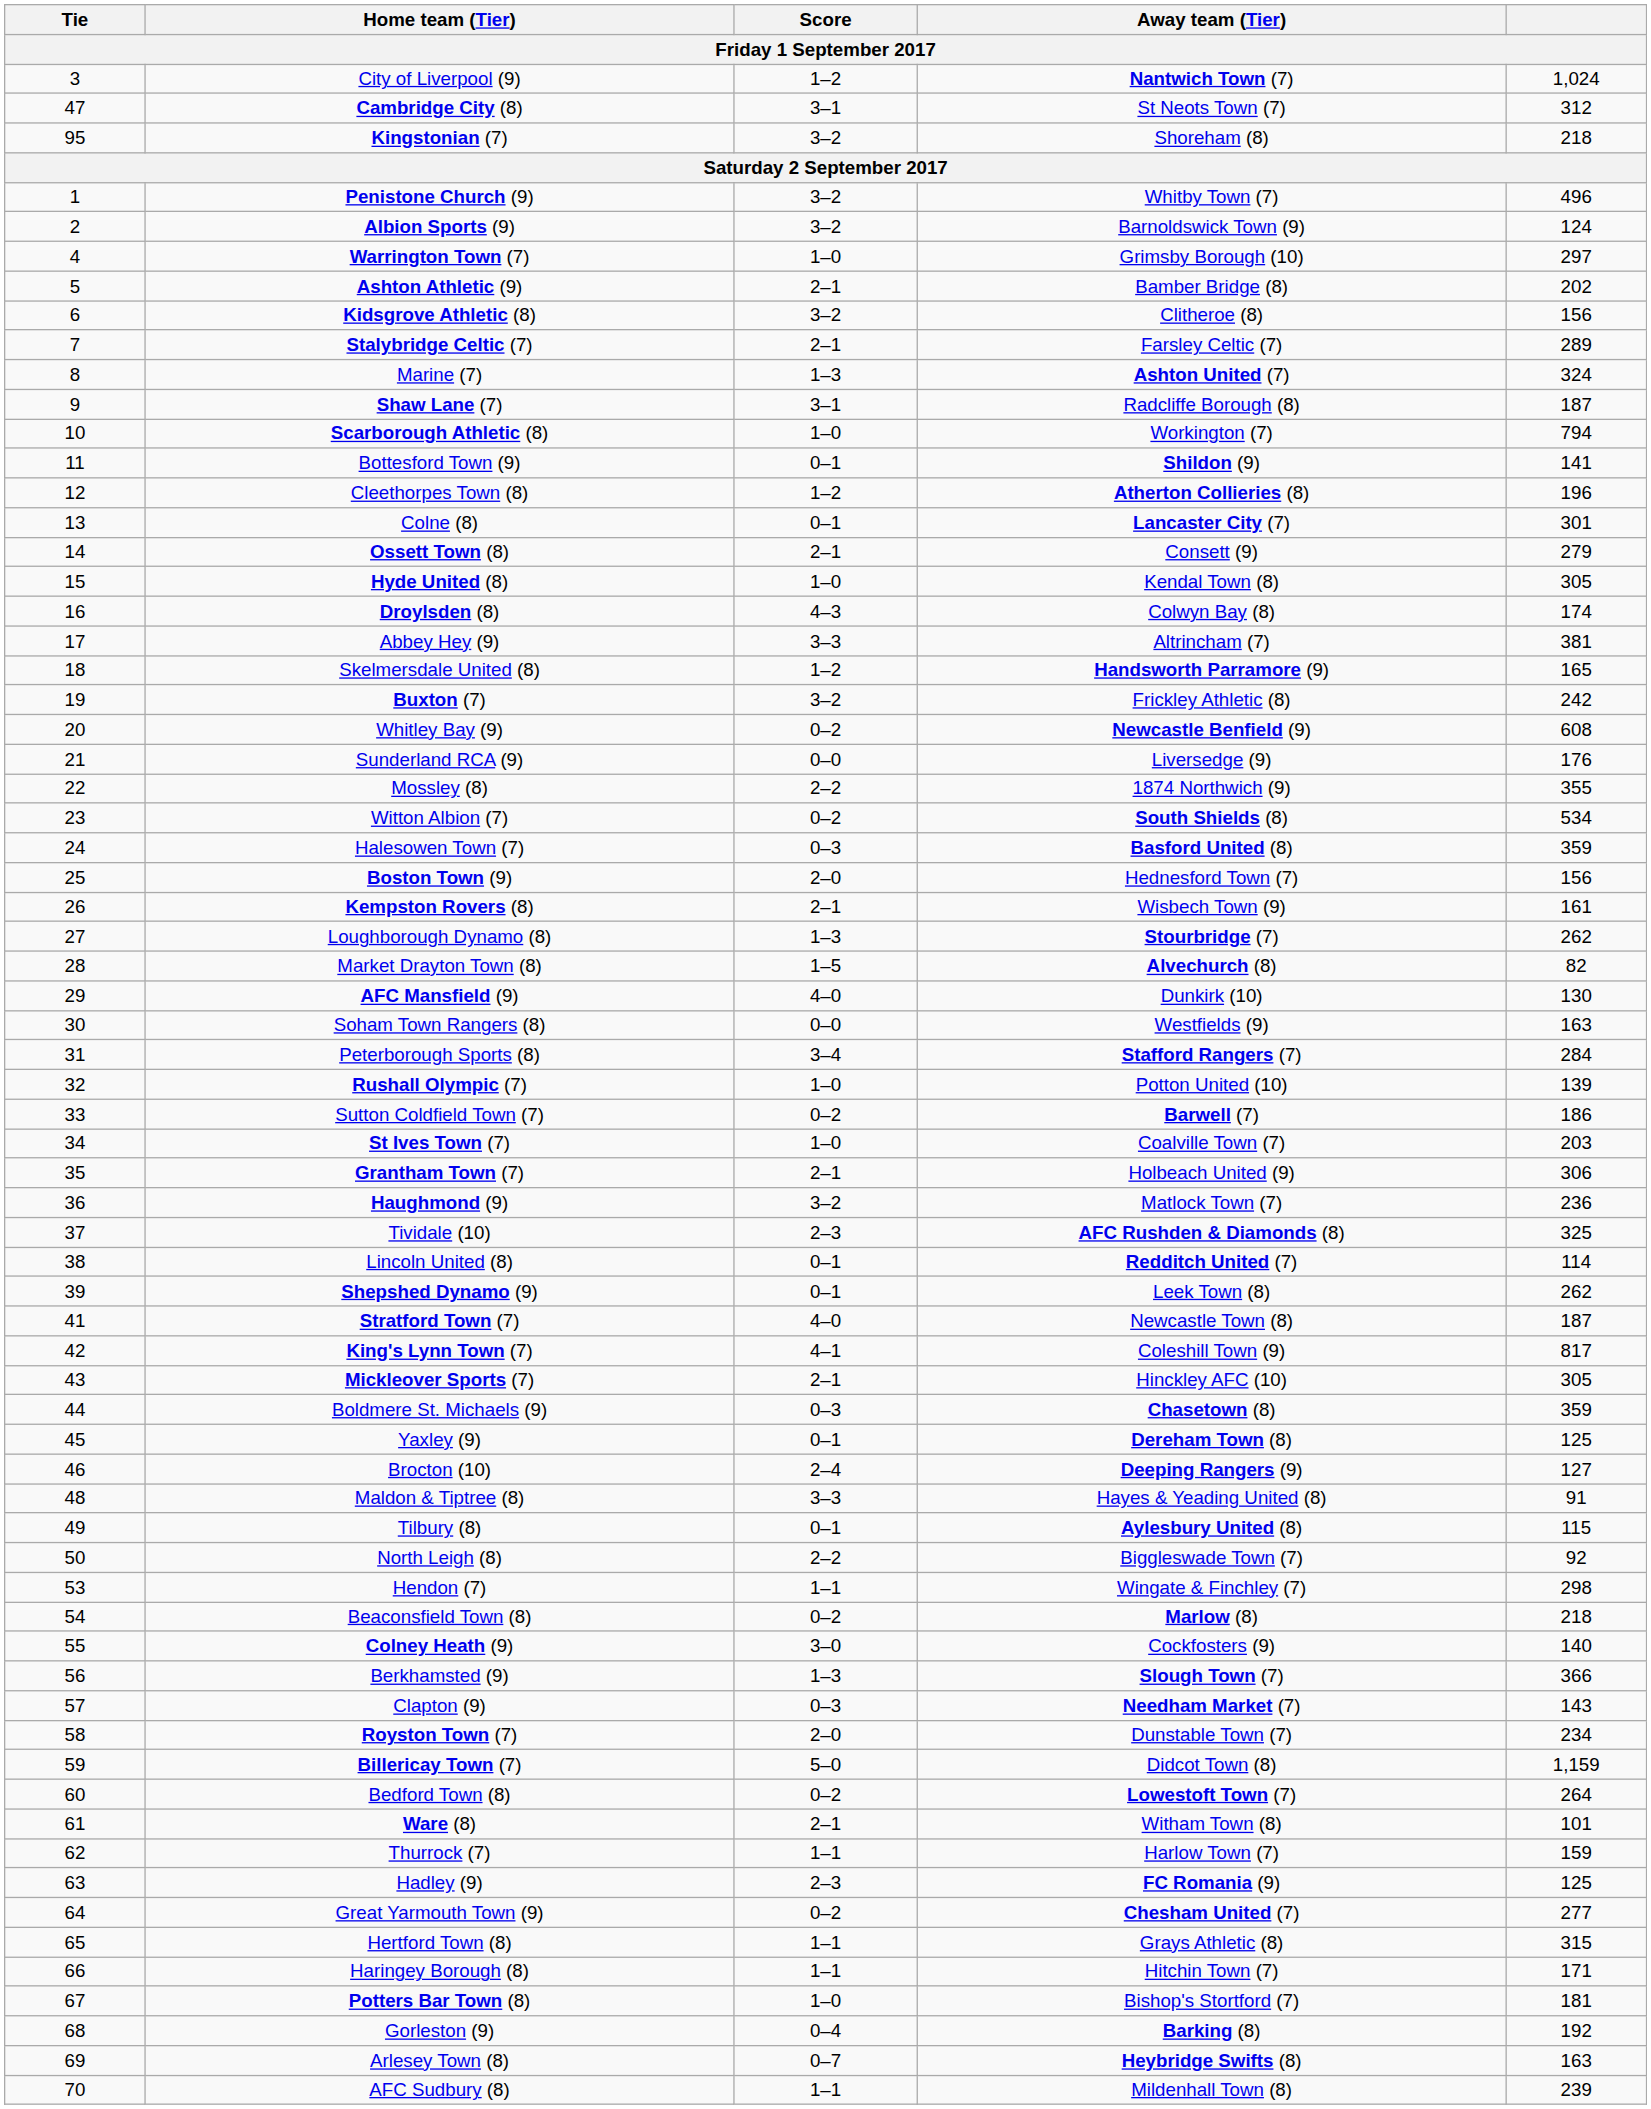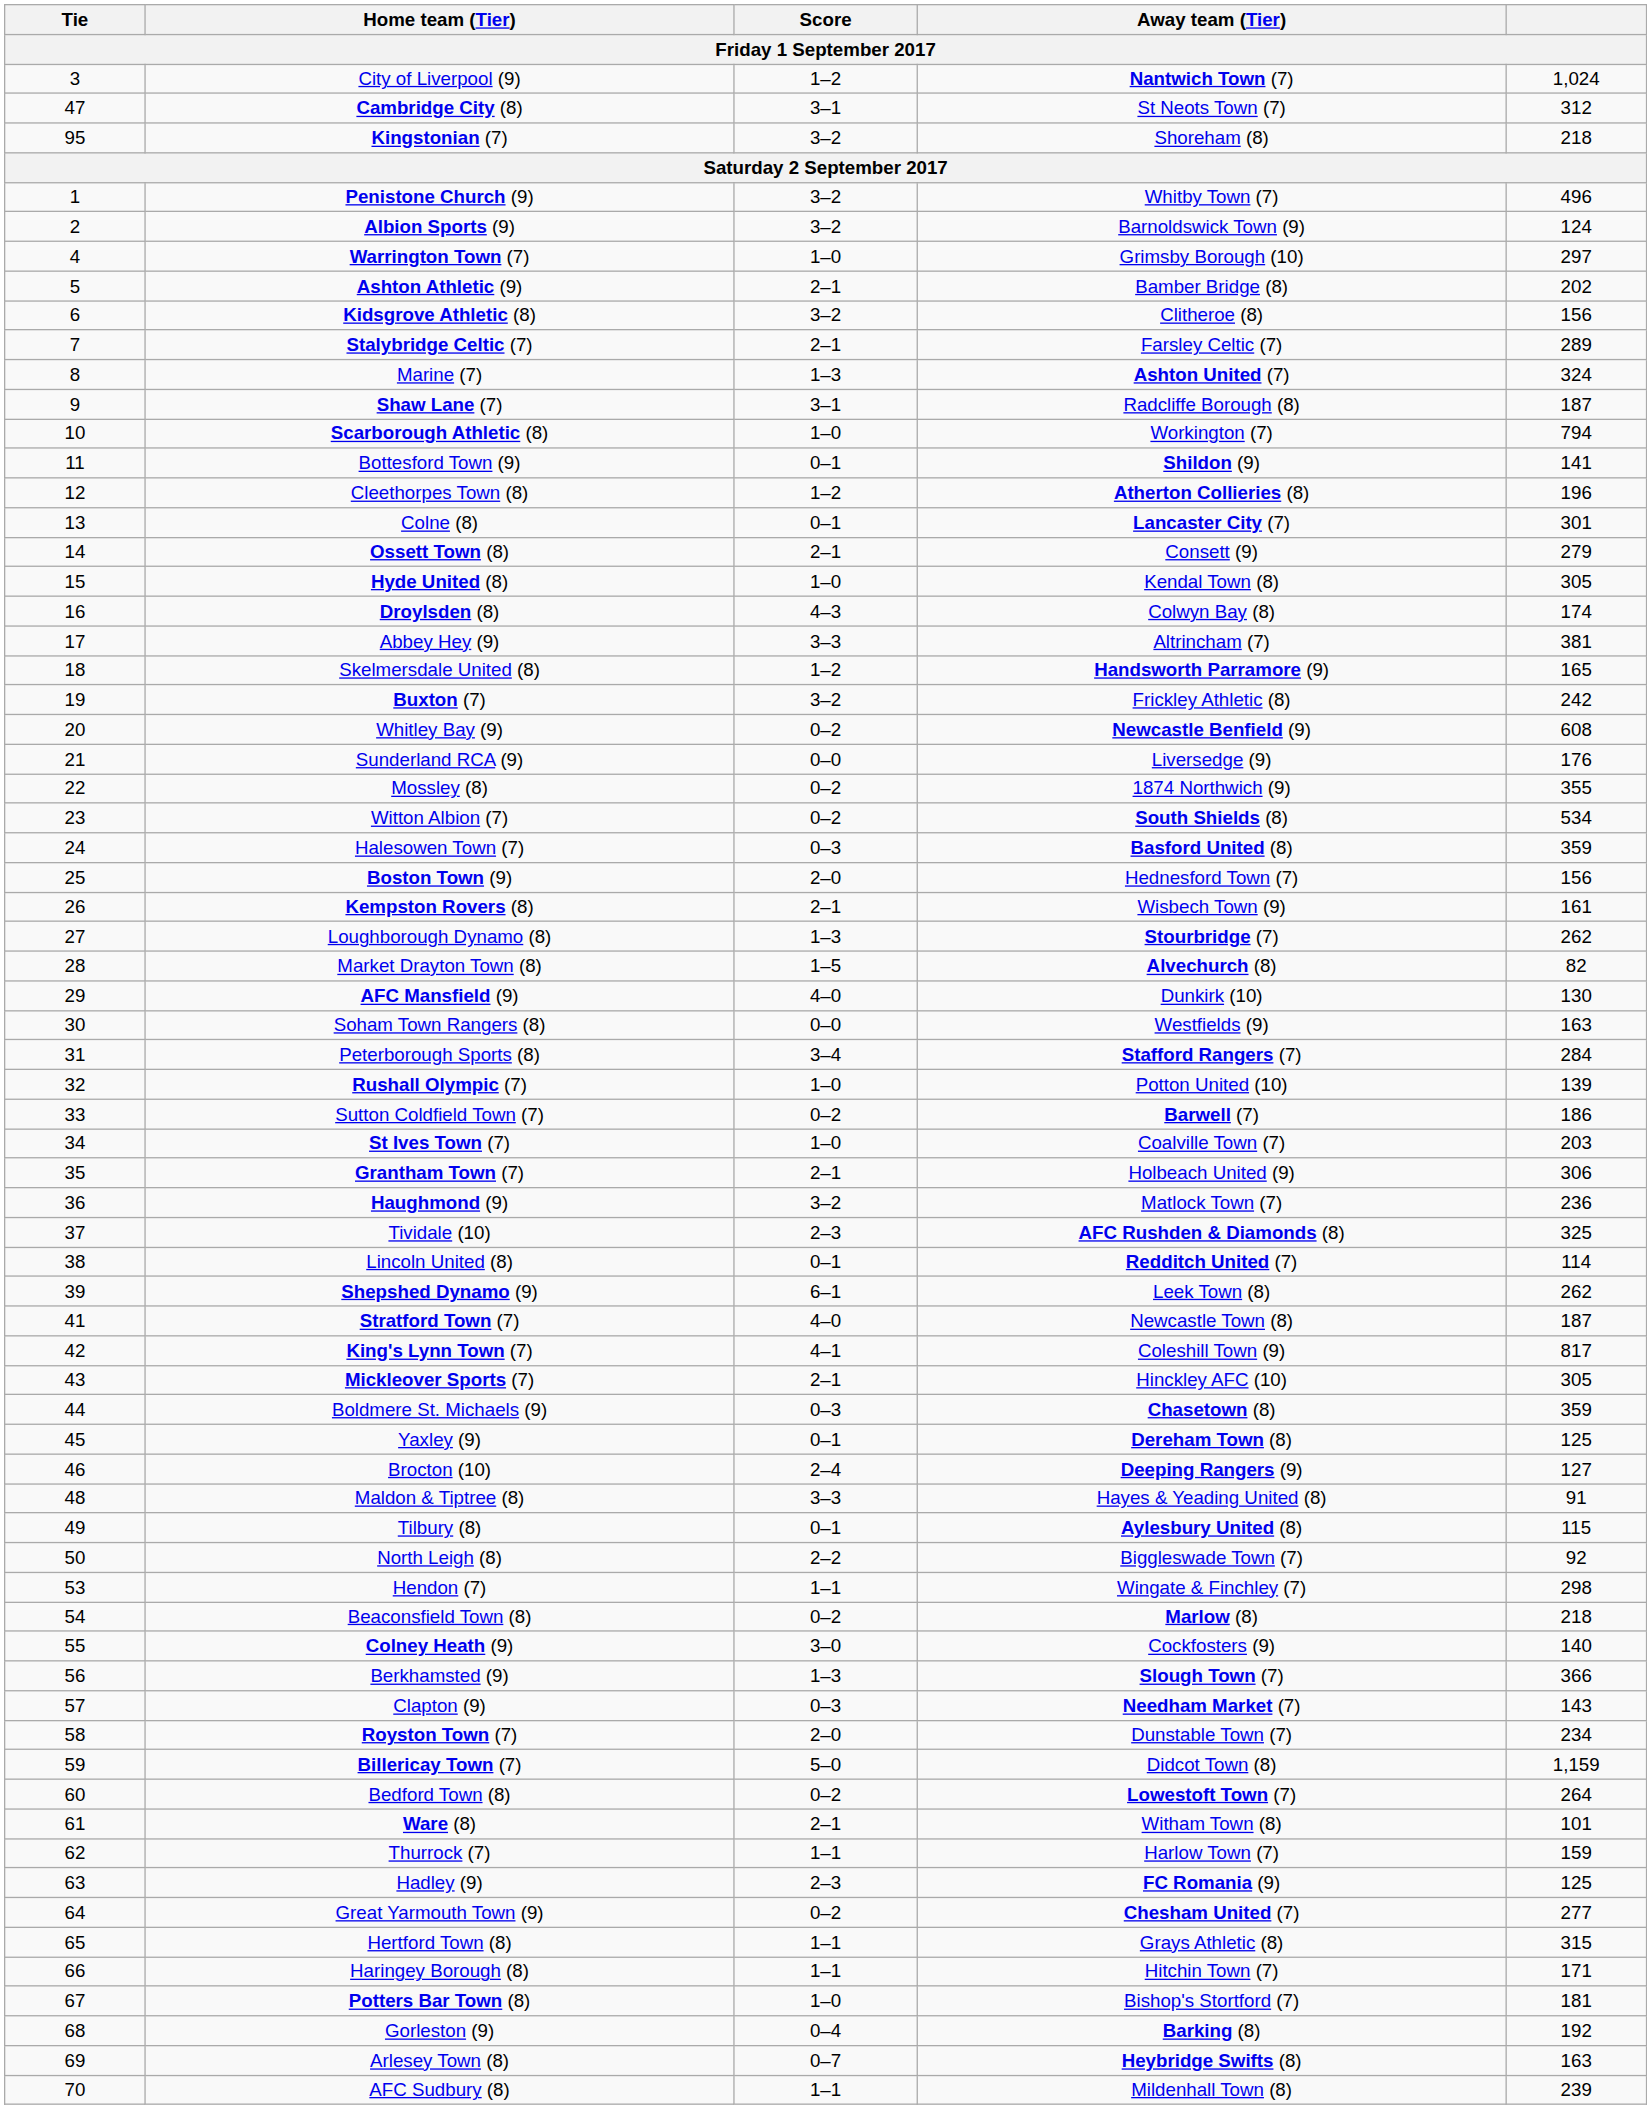(826, 789) 2–2 -> (826, 789) 0–2
(826, 1292) 0–1 -> (826, 1292) 6–1
